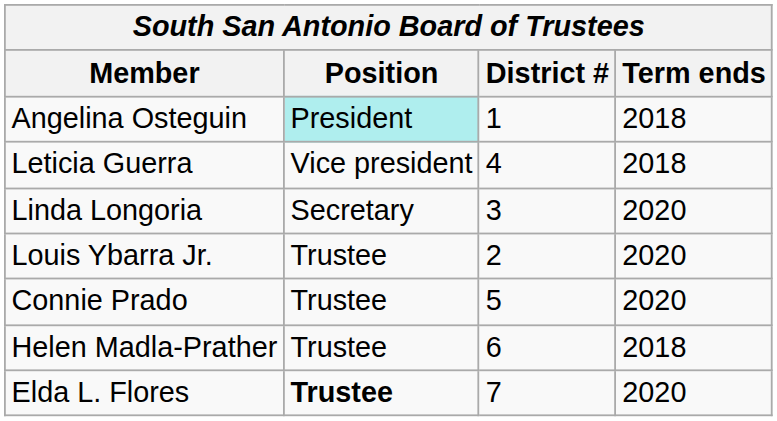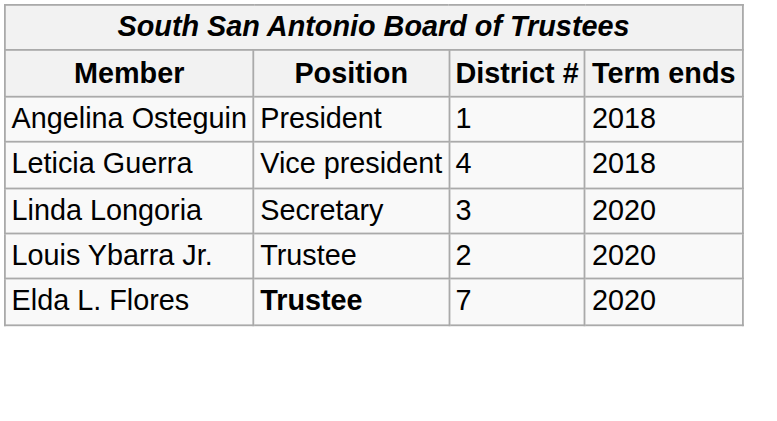(351, 118) paleturquoise background -> (321, 118) no background
- row: (100, 301)
- row: (144, 347)
